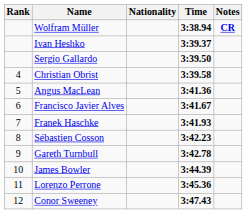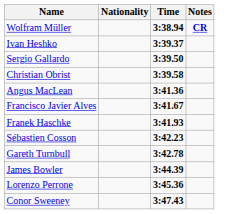- column: (18, 12)
